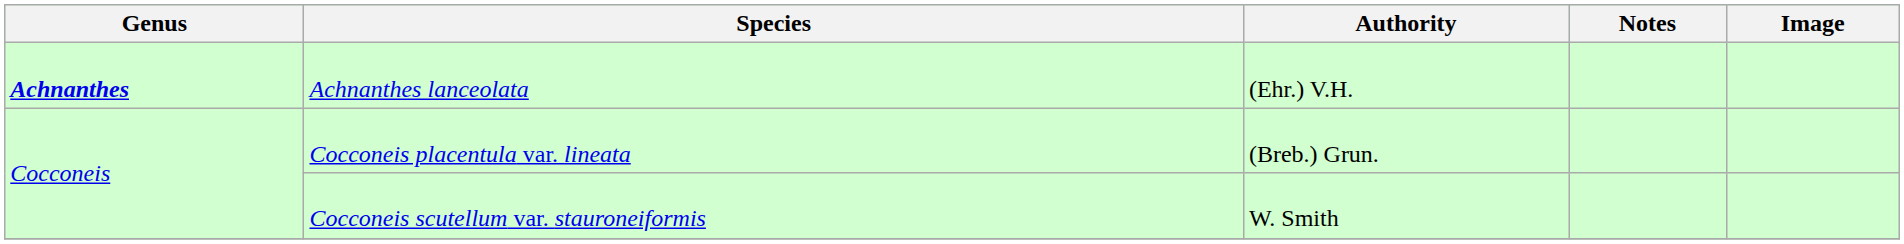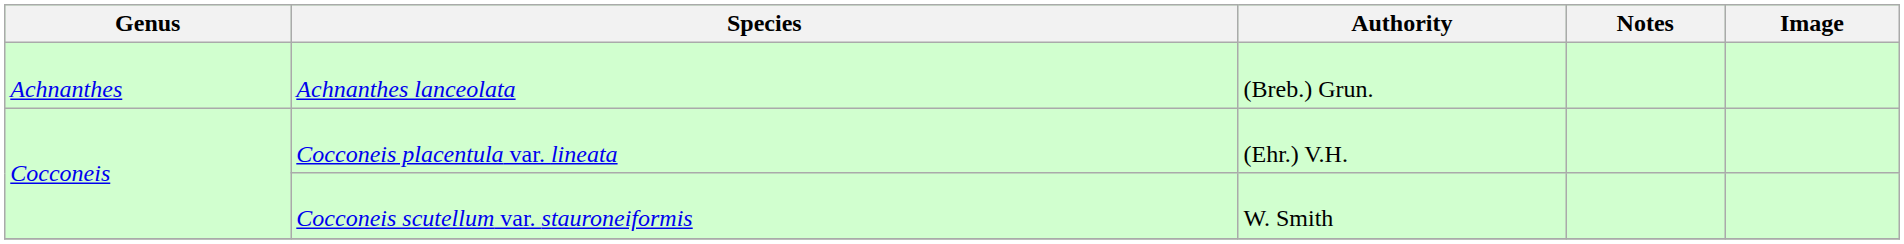(70, 88) bold -> (66, 88) normal
(1301, 88) (Ehr.) V.H. -> (1308, 88) (Breb.) Grun.
(1314, 153) (Breb.) Grun. -> (1296, 153) (Ehr.) V.H.
